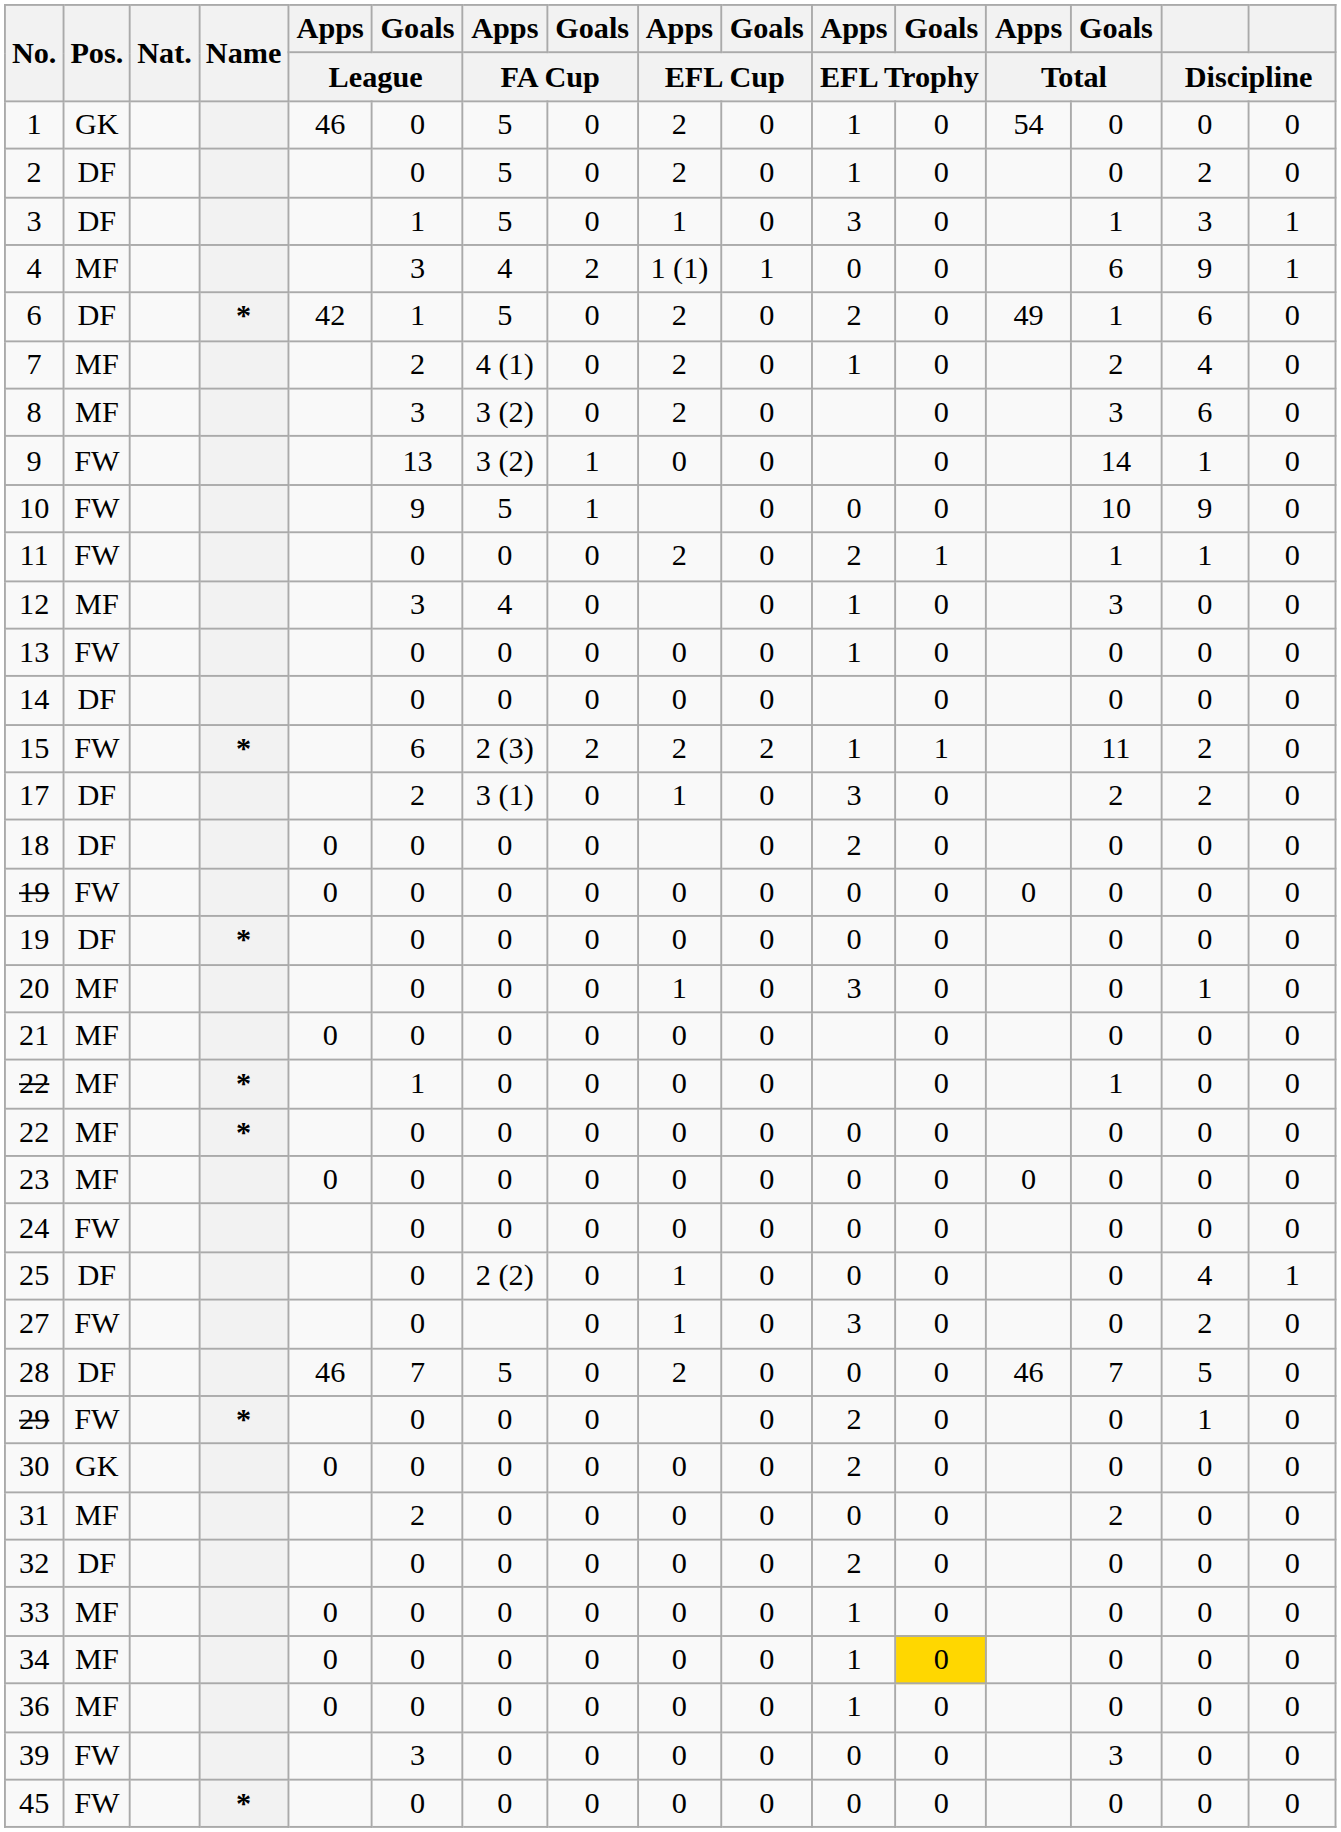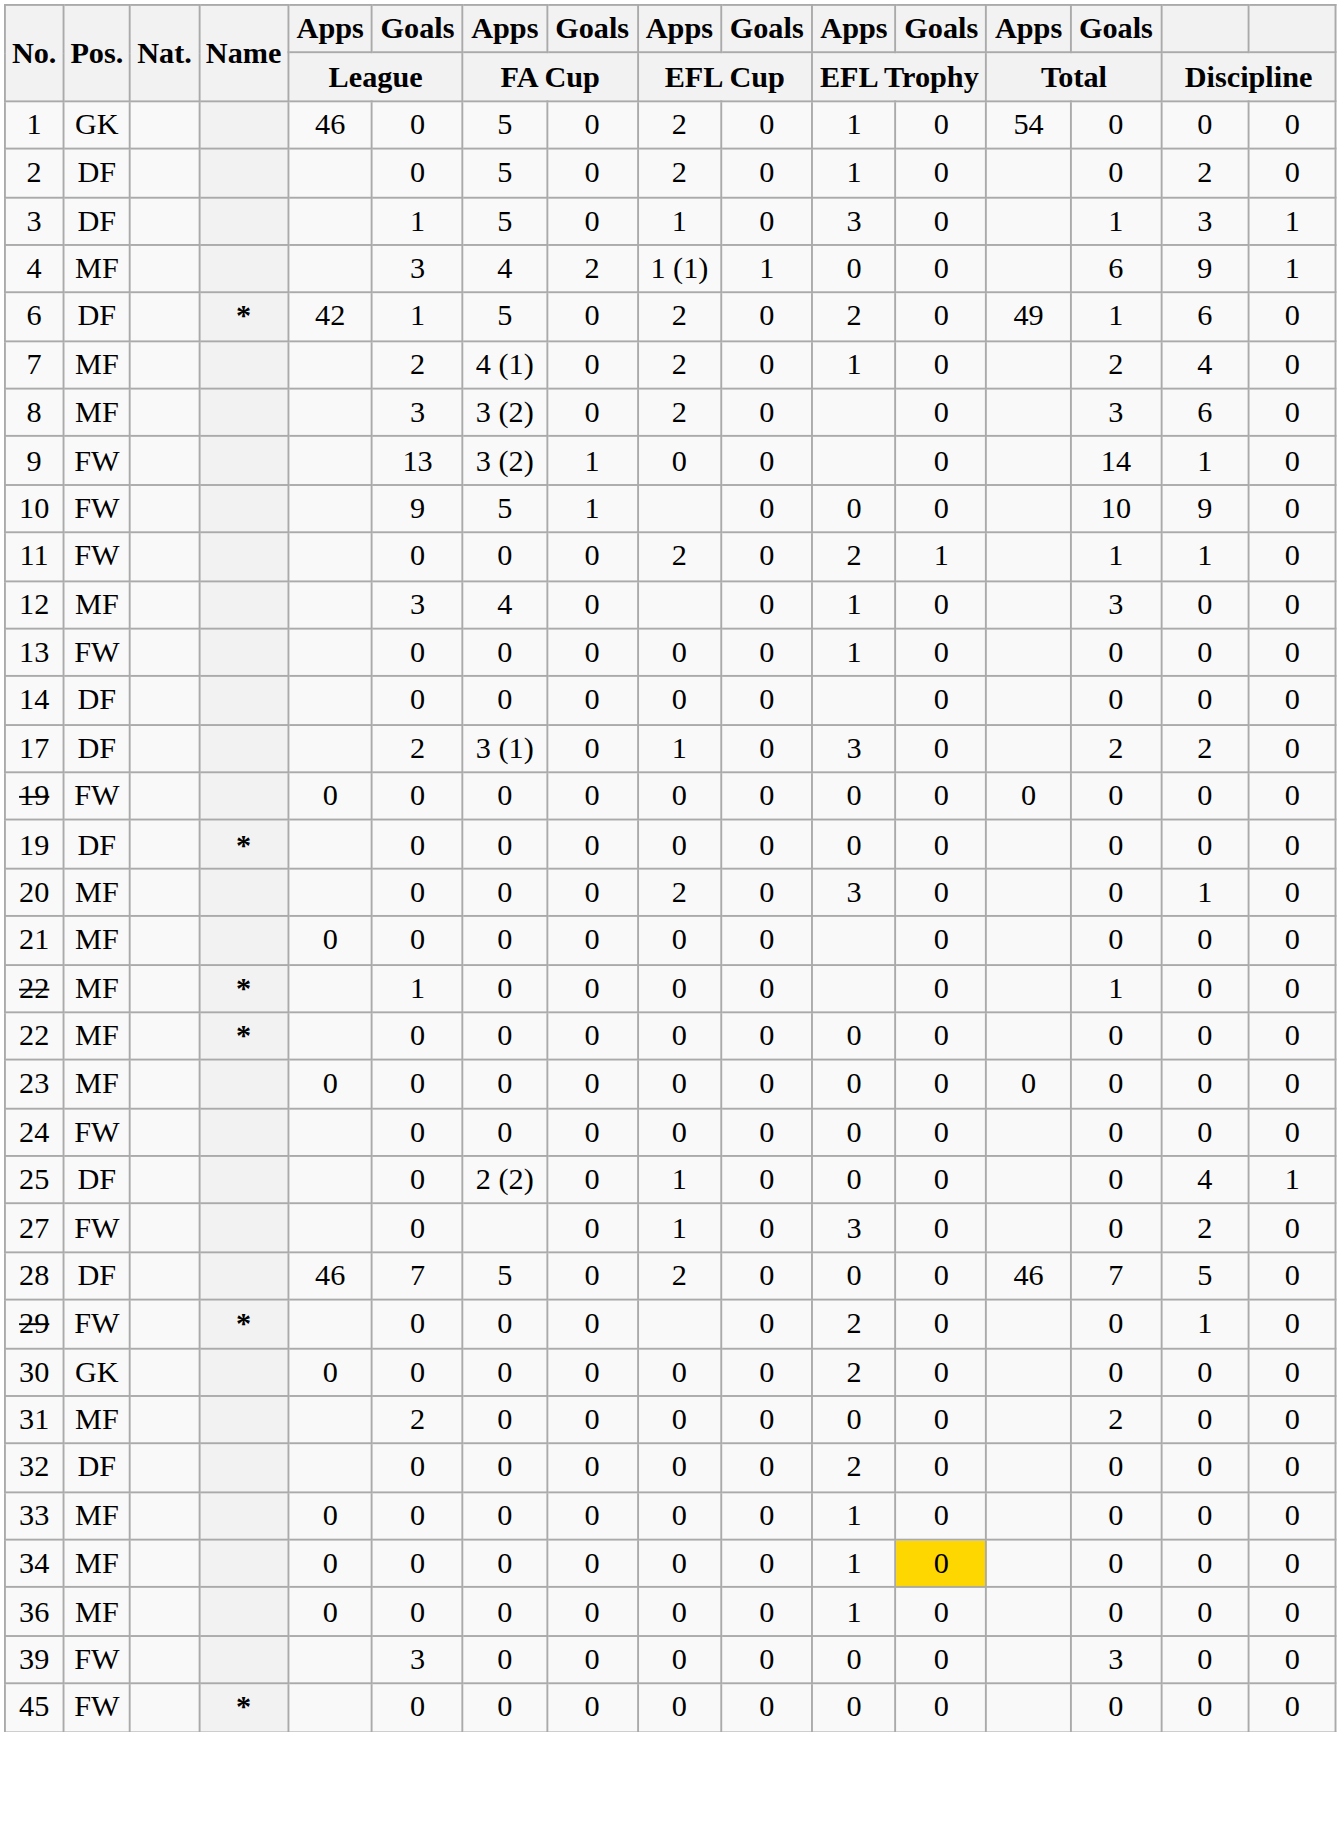- row: (34, 747)
- row: (34, 843)
(679, 987) 1 -> (679, 891) 2
